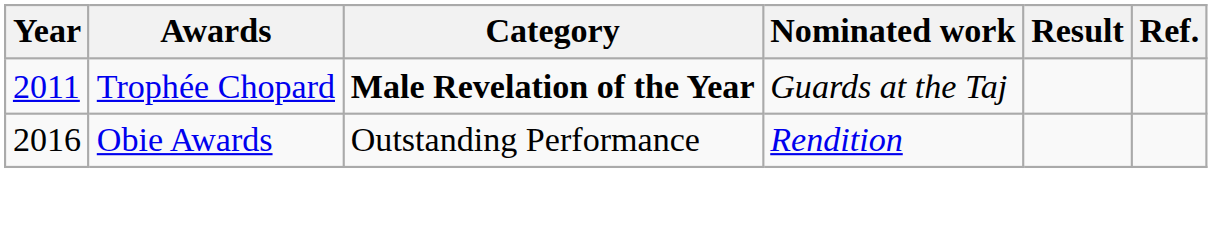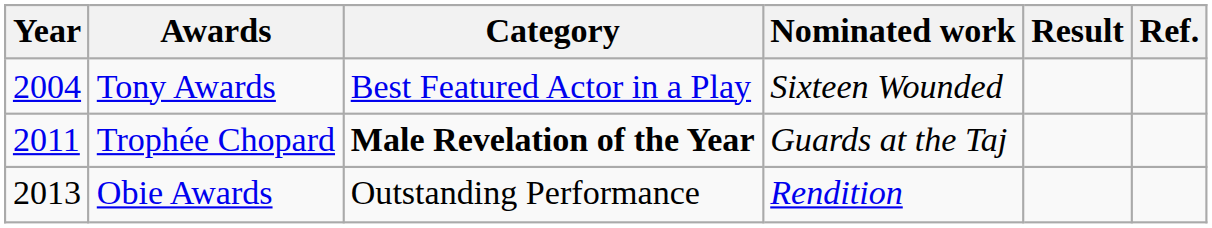+ row: (186, 85)
(47, 139) 2016 -> (47, 193) 2013
